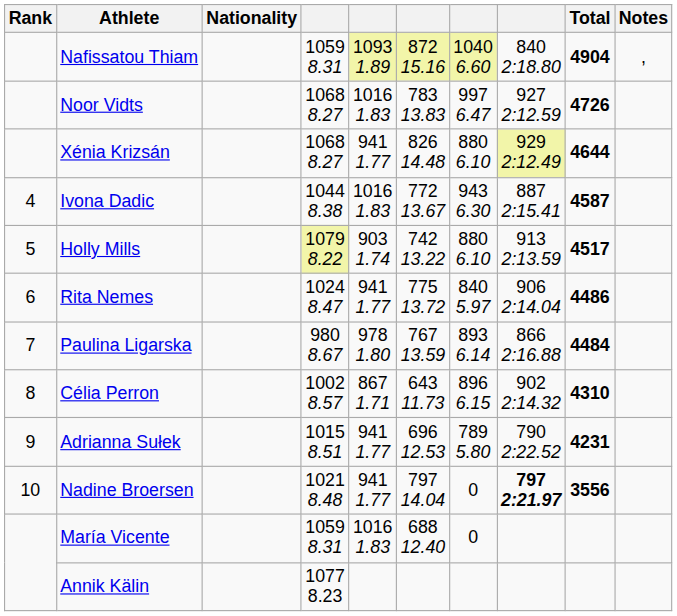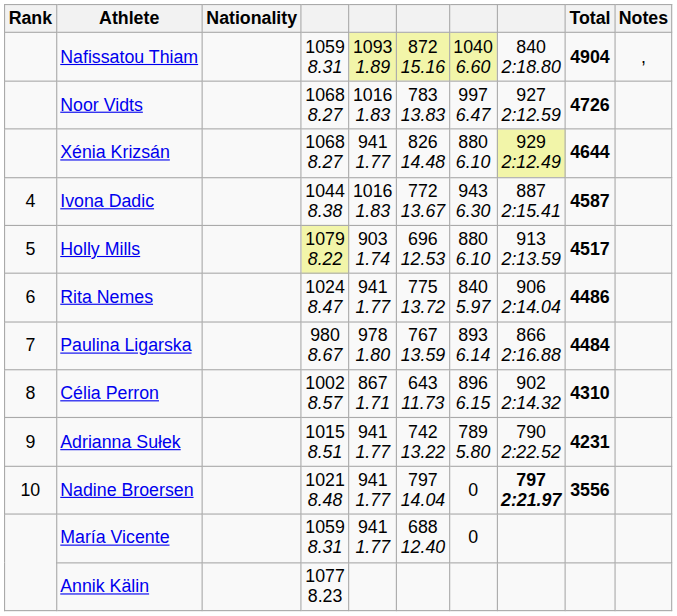(423, 249) 742 13.22 -> (423, 249) 696 12.53
(423, 441) 696 12.53 -> (423, 441) 742 13.22
(373, 538) 1016 1.83 -> (373, 538) 941 1.77
